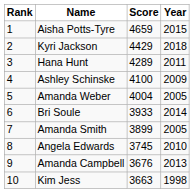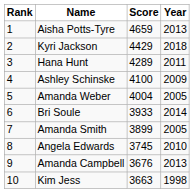(175, 29) 2015 -> (175, 29) 2013
